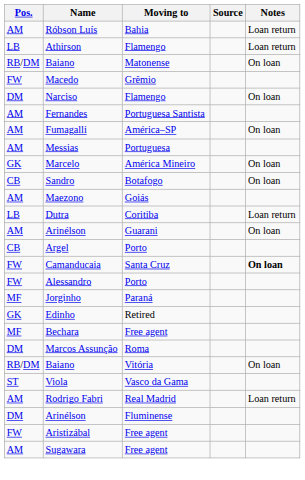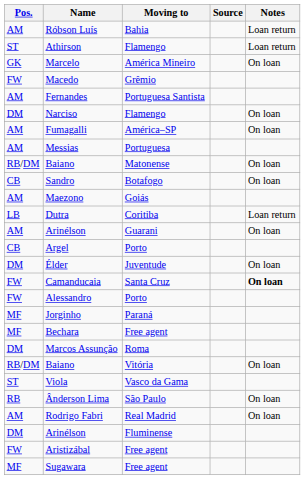(13, 46) LB -> (13, 46) ST
rows swapped: (62, 164) <-> (60, 63)
rows swapped: (66, 113) <-> (61, 97)
+ row: (57, 264)
- row: (60, 315)
+ row: (77, 399)
(272, 399) Loan return -> (264, 416) On loan
(15, 449) AM -> (14, 466) MF
